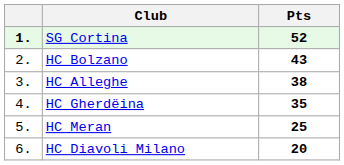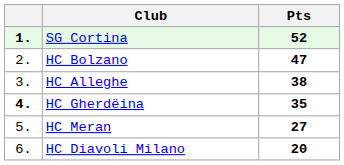(299, 60) 43 -> (299, 60) 47
(24, 105) normal -> (24, 105) bold
(299, 127) 25 -> (299, 127) 27
